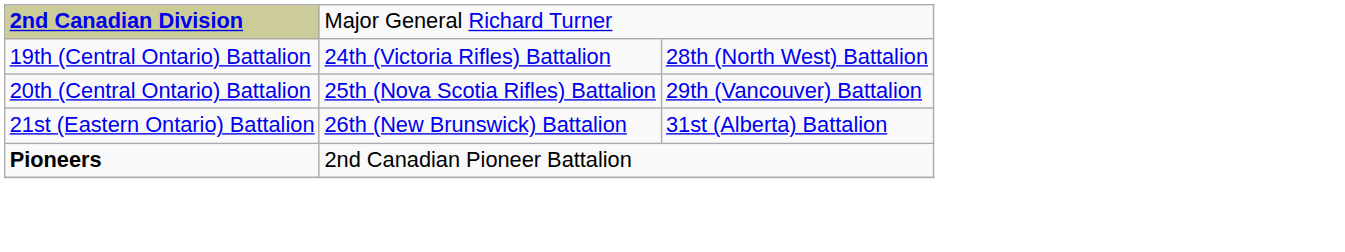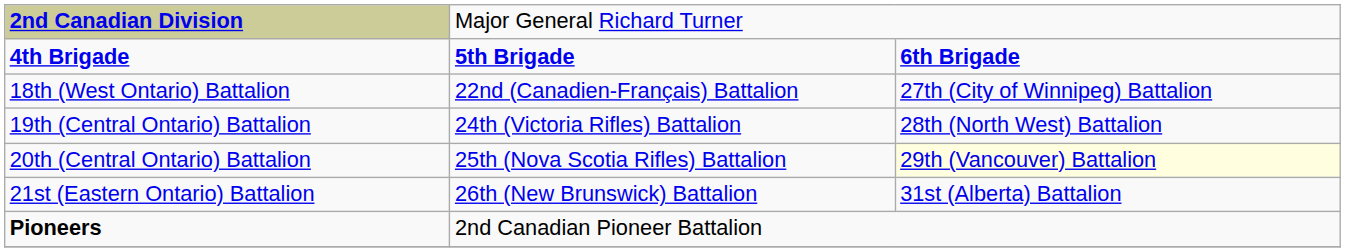+ row: (70, 56)
+ row: (150, 90)
(794, 90) no background -> (1028, 159) lightyellow background
